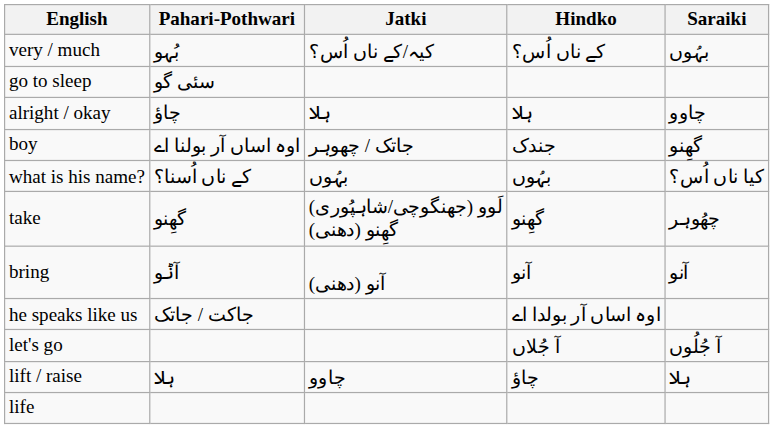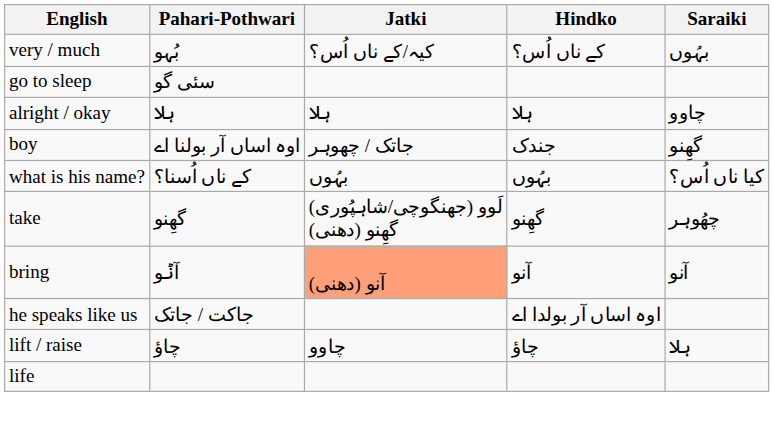(167, 113) چاؤ -> (164, 113) ہلا
(347, 283) no background -> (347, 283) lightsalmon background
- row: (36, 345)
(164, 377) ہلا -> (167, 346) چاؤ
